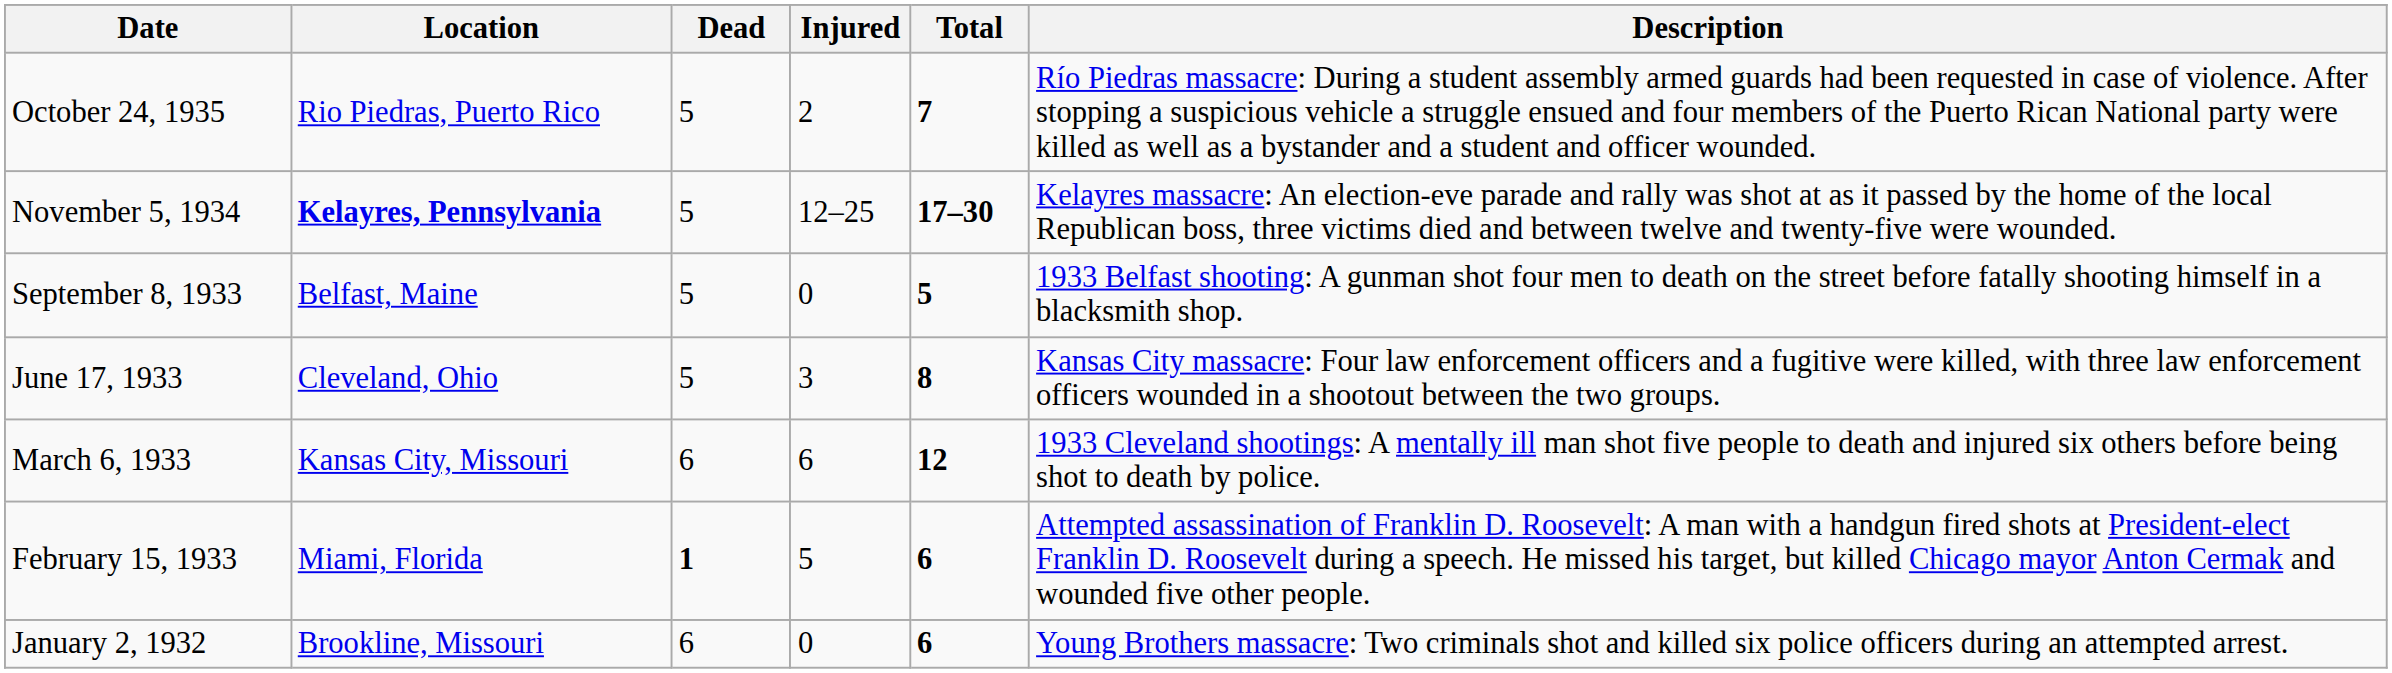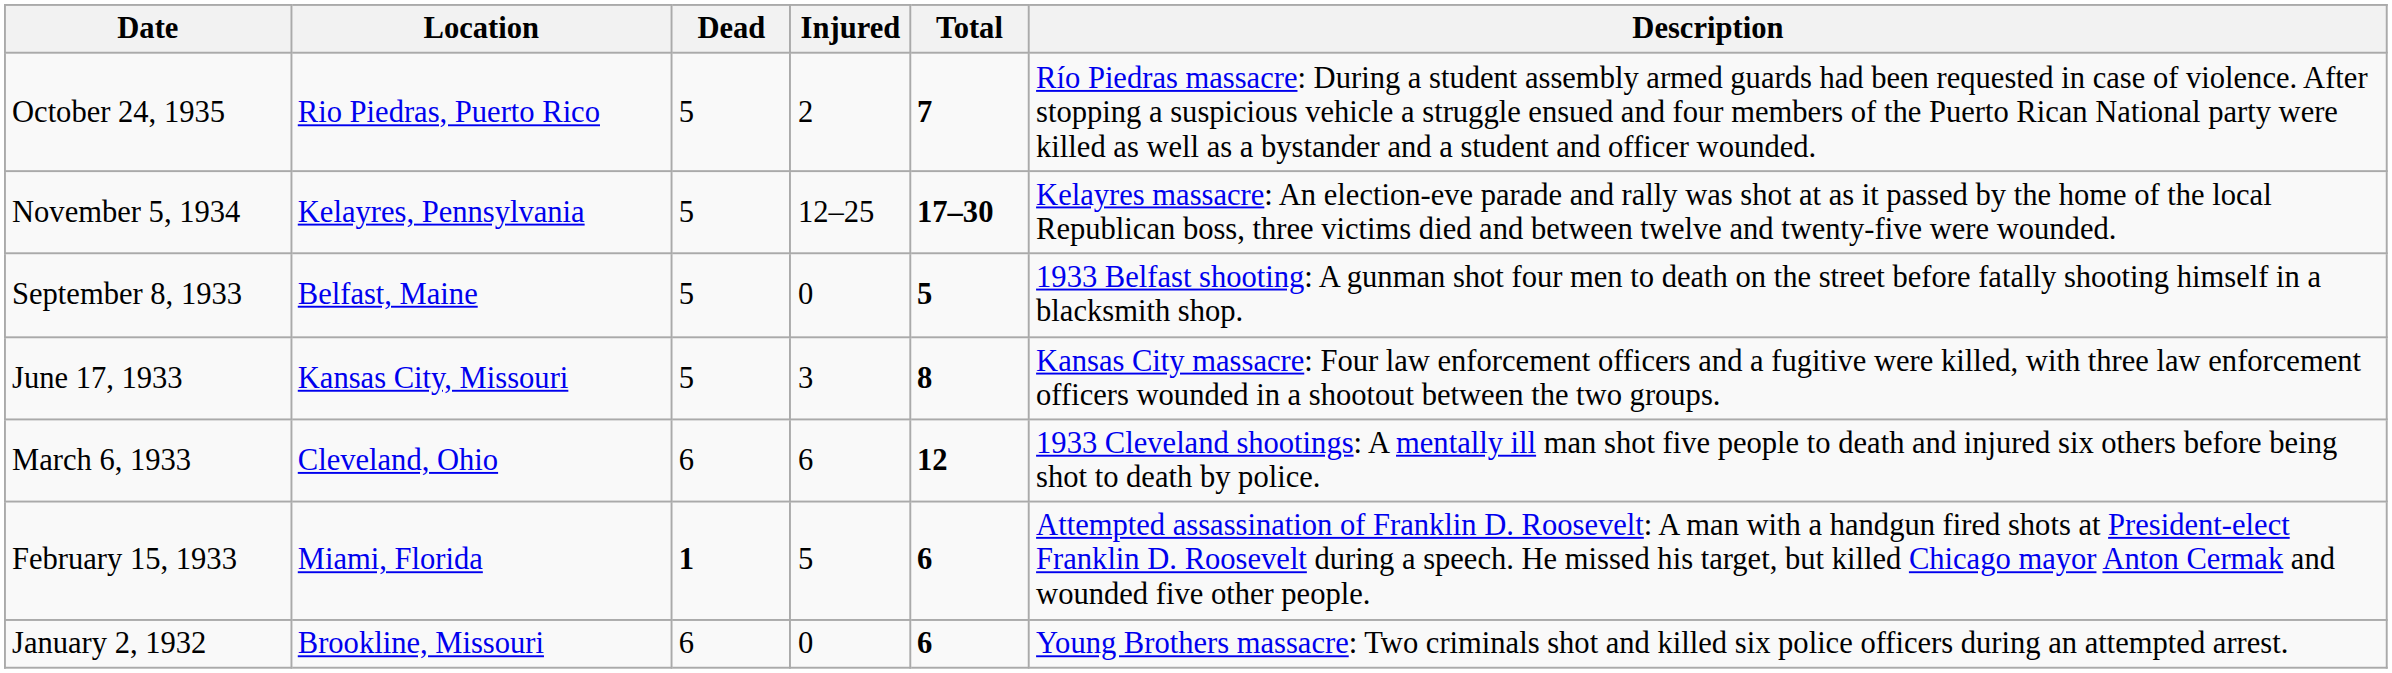(449, 211) bold -> (441, 211) normal
(398, 377) Cleveland, Ohio -> (433, 377) Kansas City, Missouri
(433, 460) Kansas City, Missouri -> (398, 460) Cleveland, Ohio
